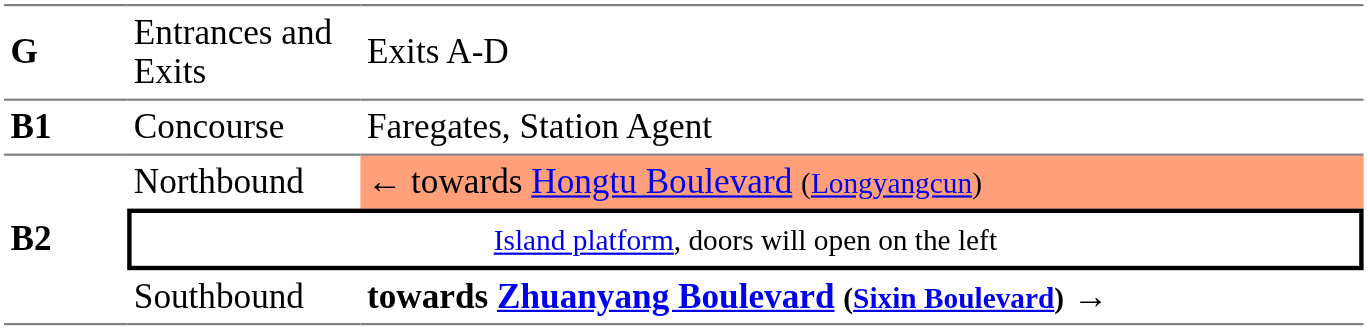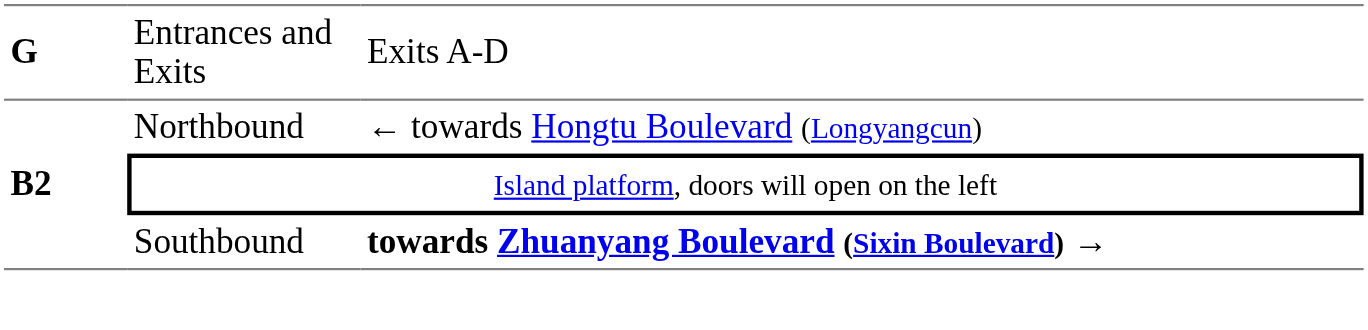- row: (209, 126)
(674, 181) lightsalmon background -> (674, 126) no background
